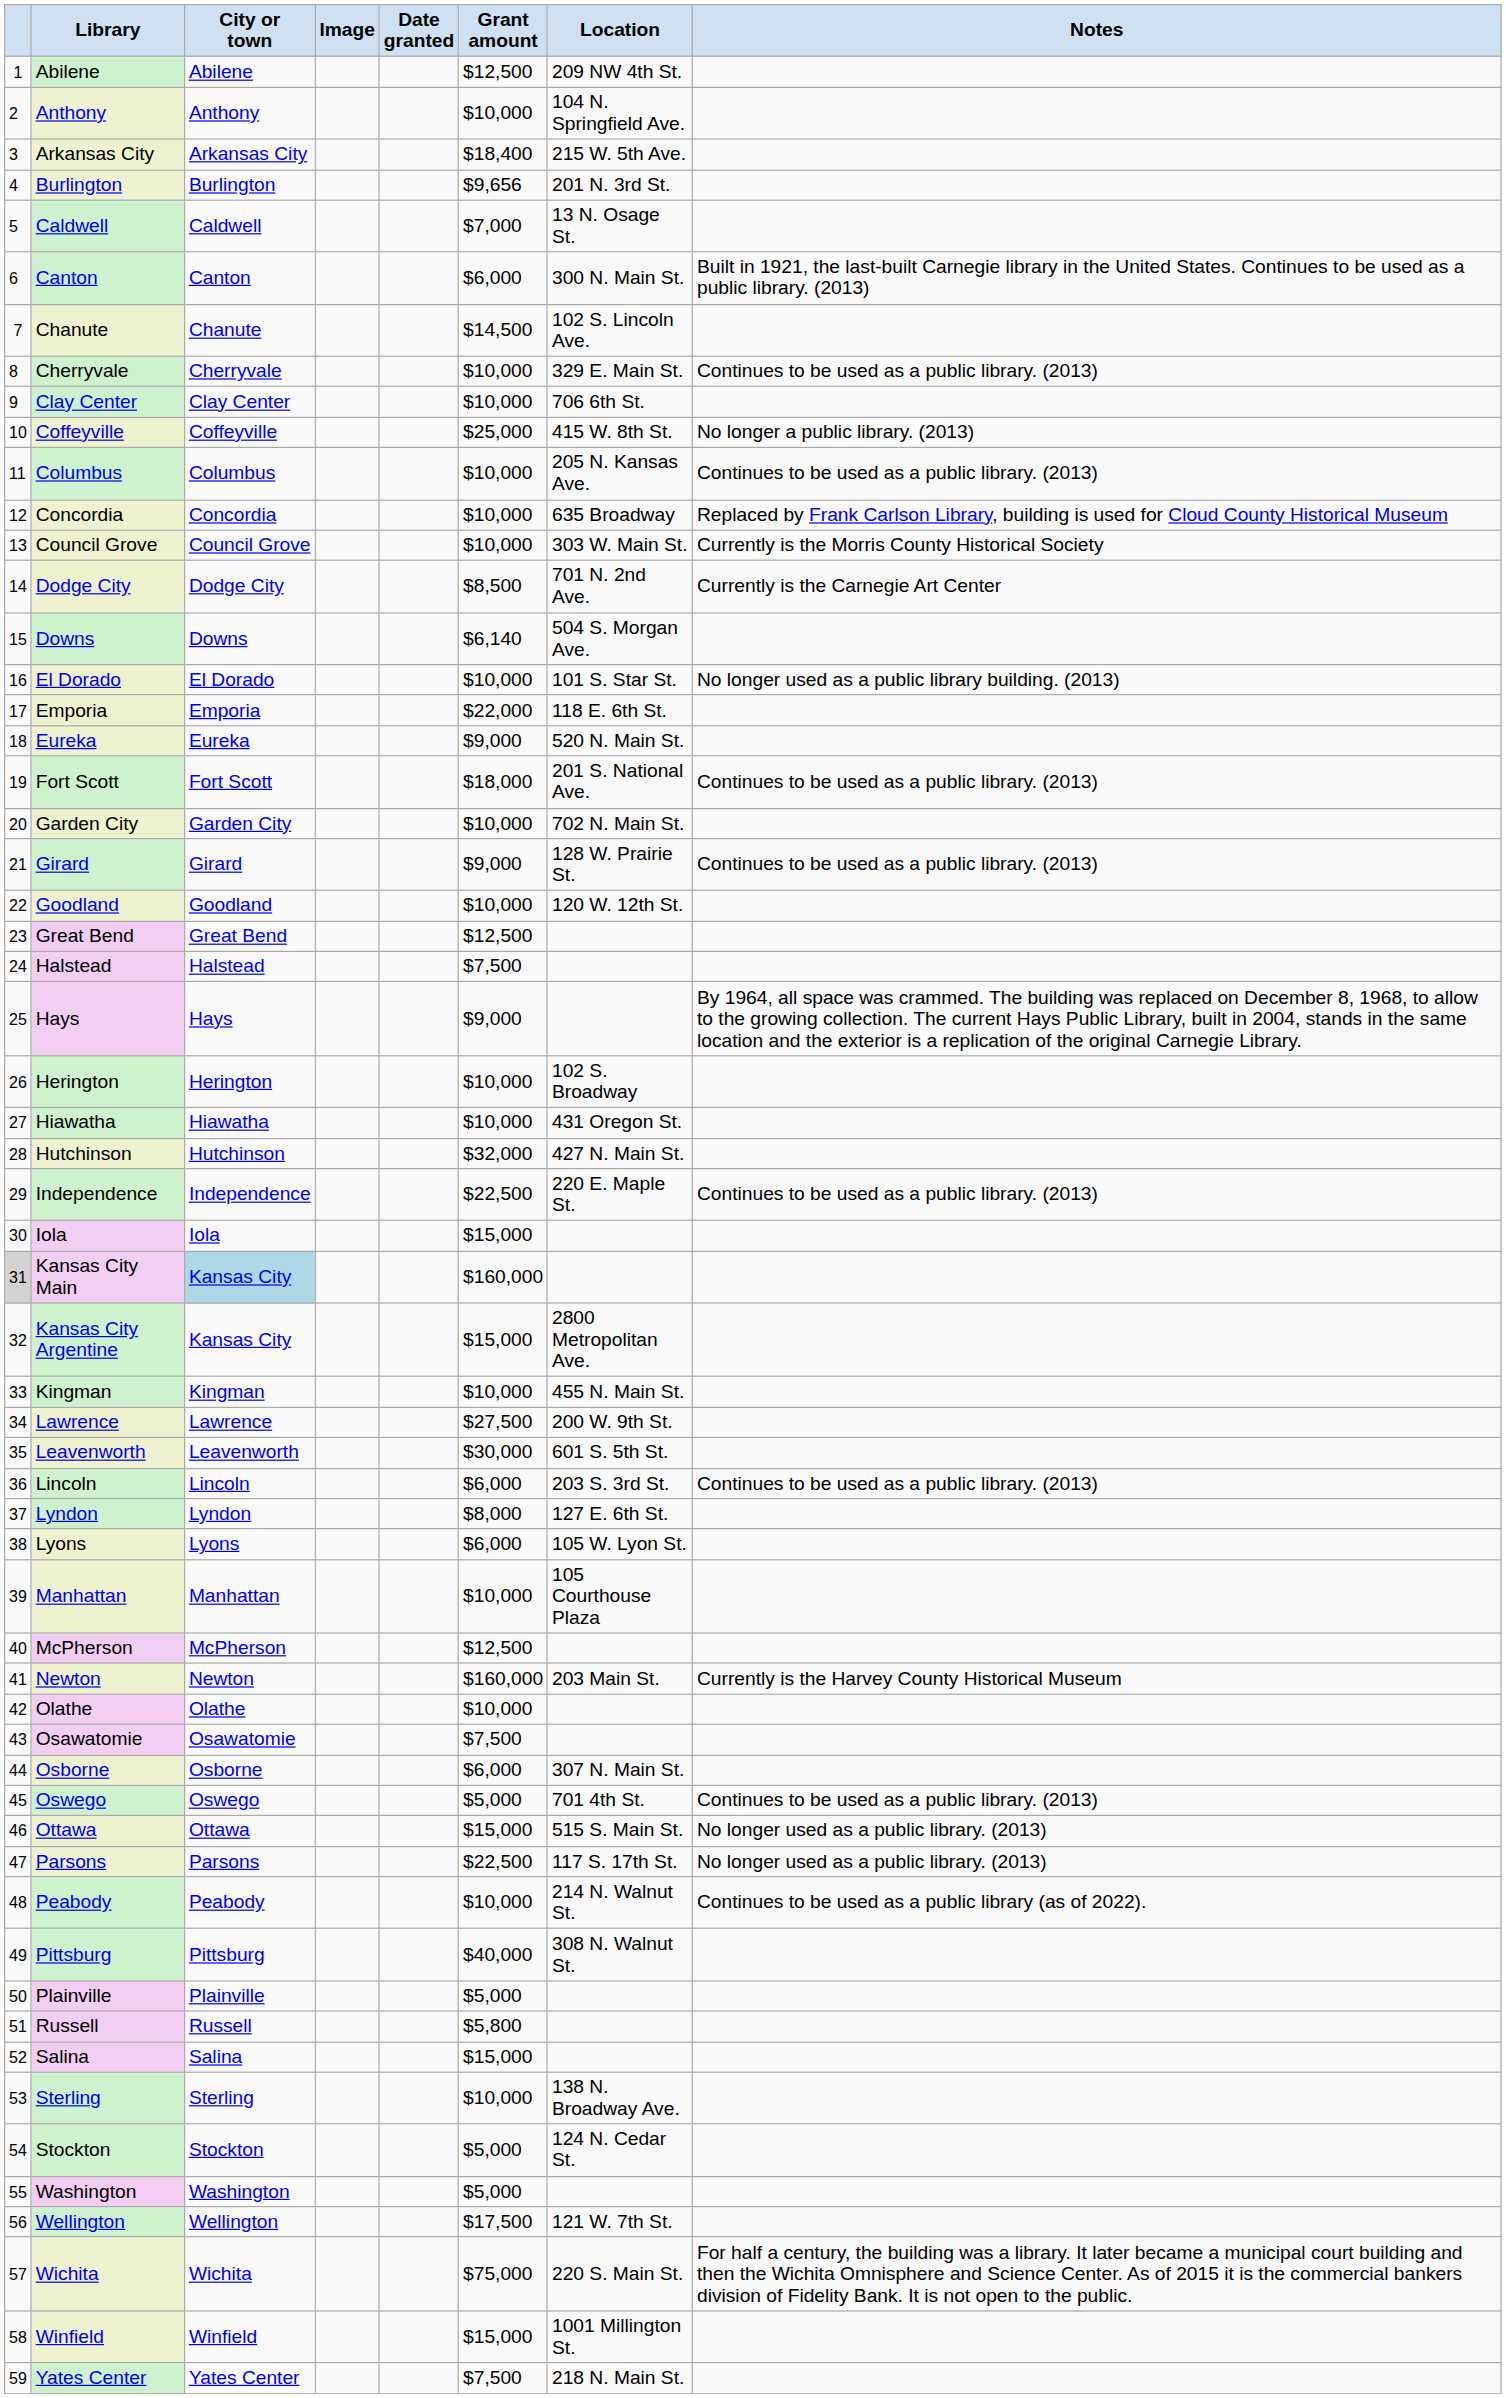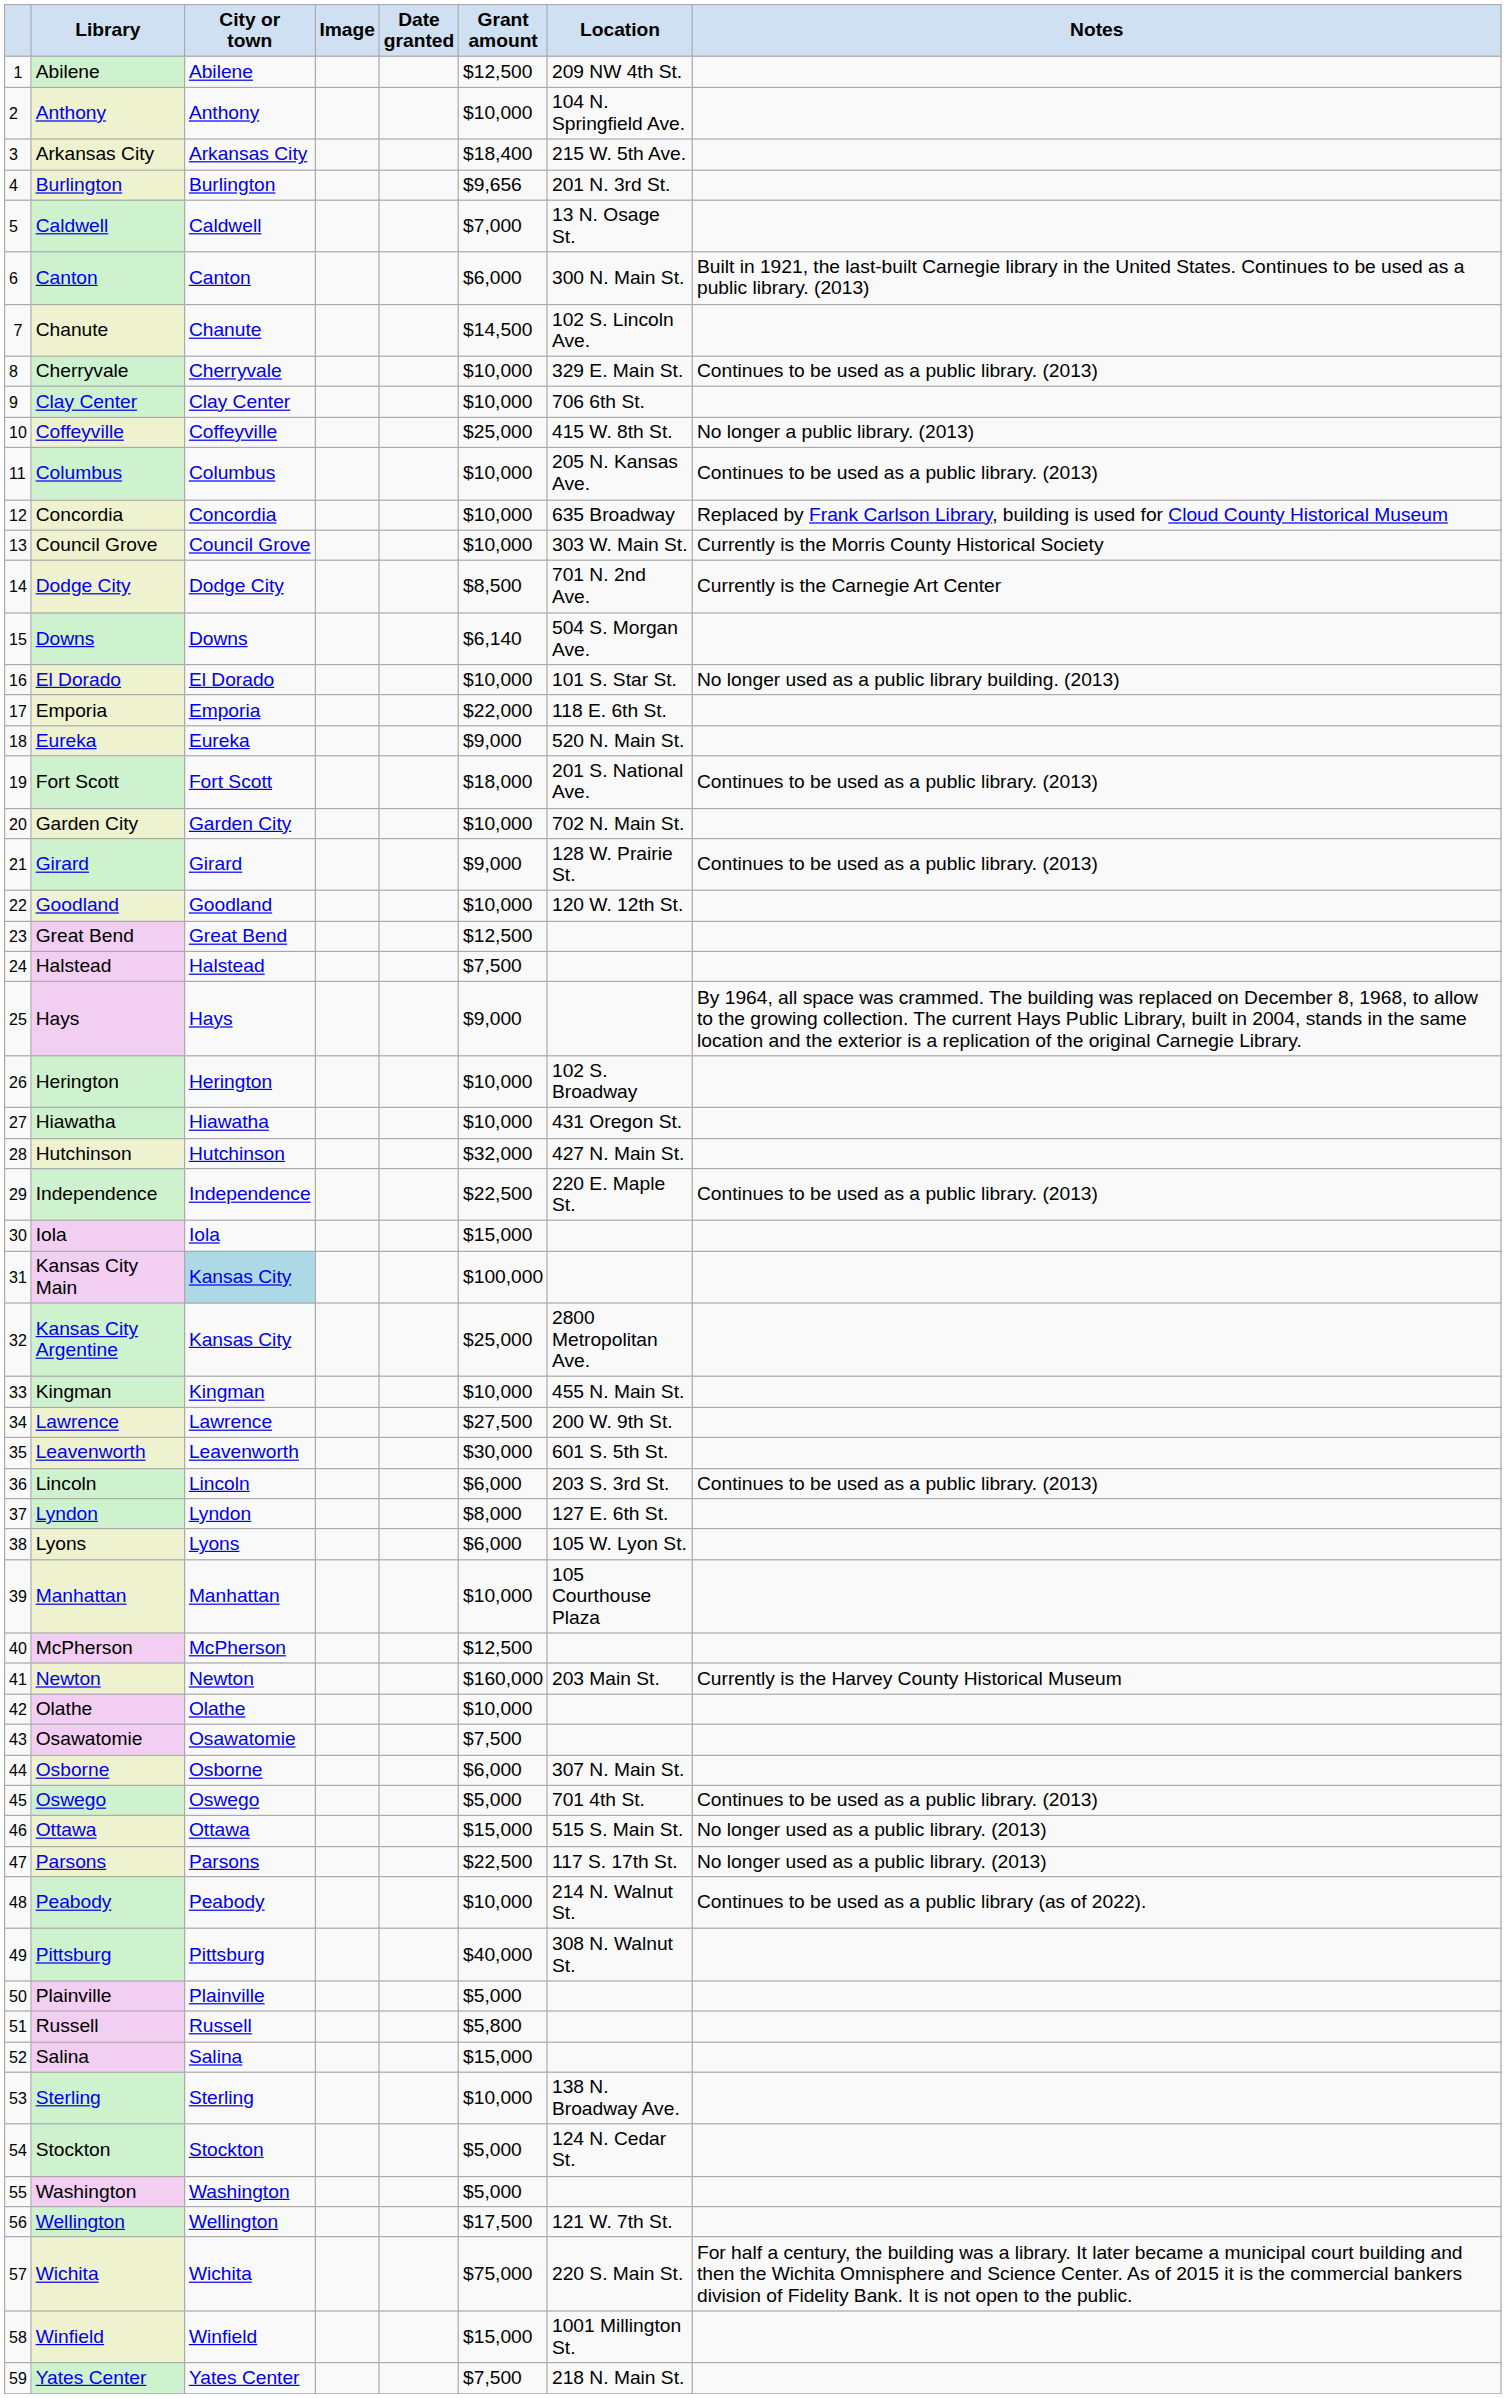(18, 1278) lightgrey background -> (18, 1278) no background
(503, 1276) $160,000 -> (503, 1276) $100,000
(498, 1339) $15,000 -> (498, 1339) $25,000
